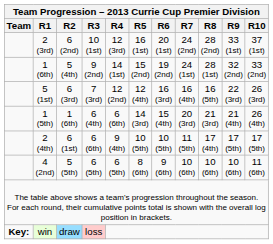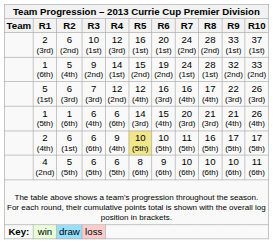(210, 94) 16 (5th) -> (210, 94) 17 (4th)
(140, 143) no background -> (140, 143) khaki background
(210, 143) 17 (4th) -> (210, 143) 16 (5th)
